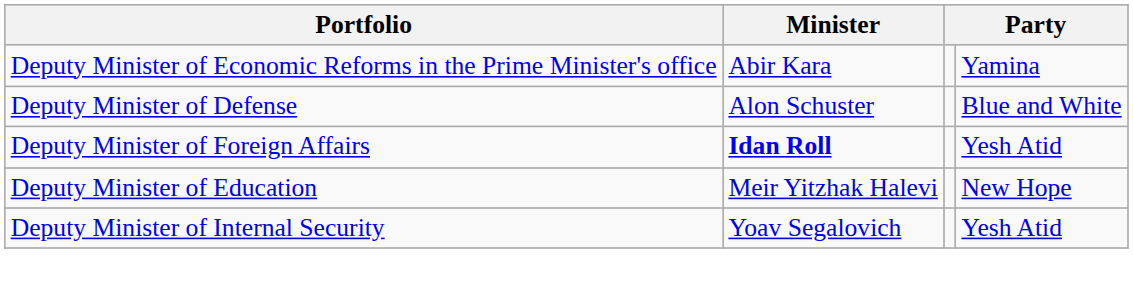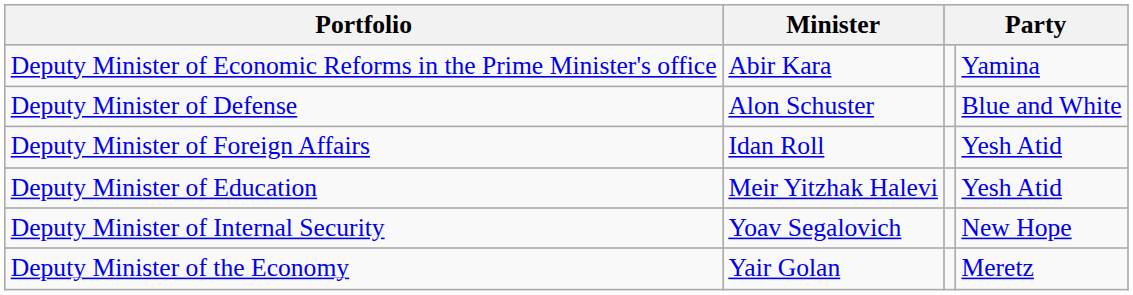(780, 146) bold -> (776, 146) normal
(1017, 187) New Hope -> (1012, 187) Yesh Atid
(1012, 227) Yesh Atid -> (1017, 227) New Hope
+ row: (180, 268)
